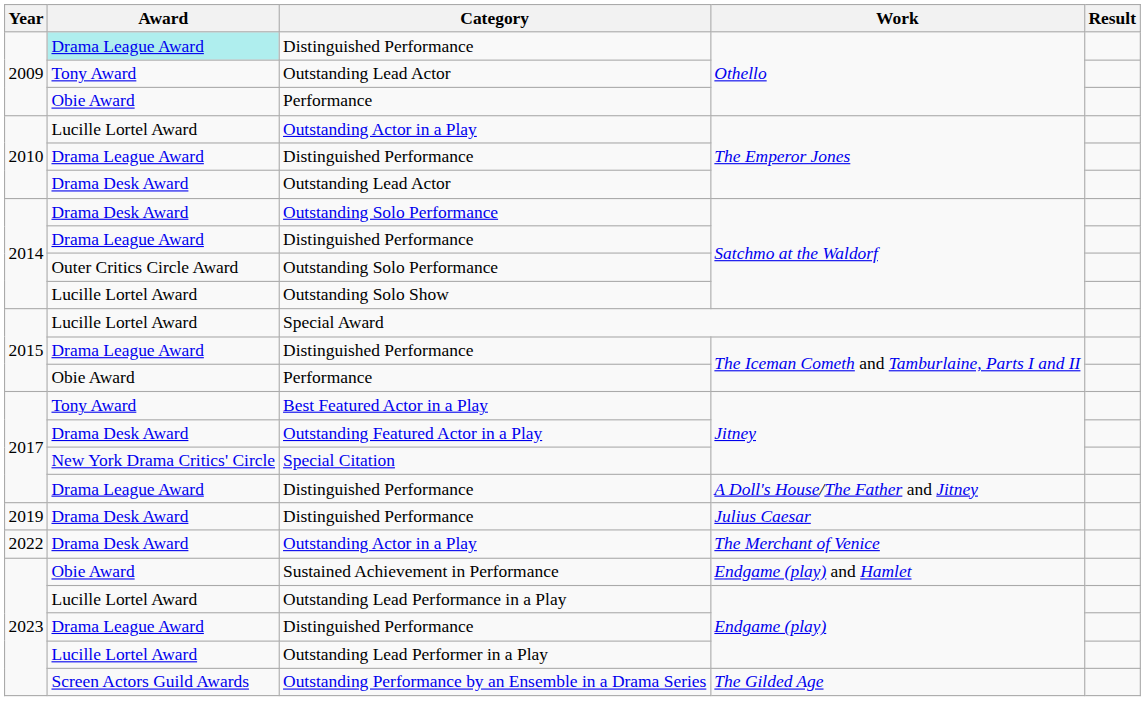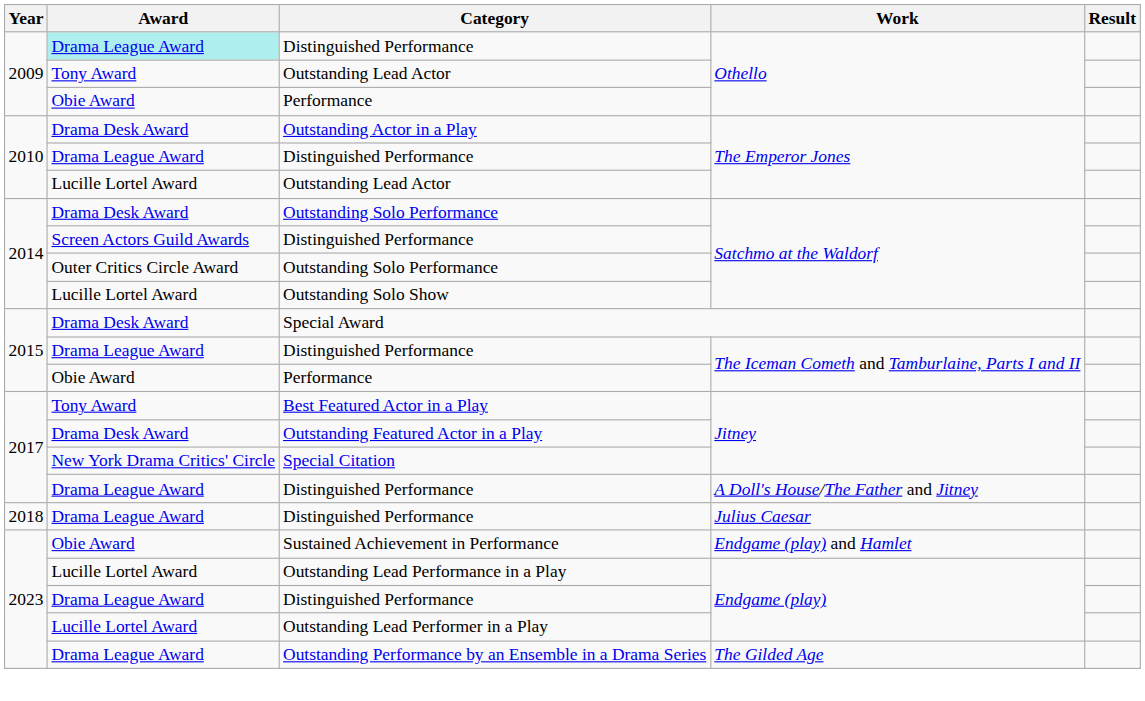(124, 128) Lucille Lortel Award -> (120, 128) Drama Desk Award
(120, 184) Drama Desk Award -> (124, 184) Lucille Lortel Award
(128, 239) Drama League Award -> (150, 239) Screen Actors Guild Awards
(124, 322) Lucille Lortel Award -> (120, 322) Drama Desk Award
(26, 516) 2019 -> (26, 516) 2018
(120, 516) Drama Desk Award -> (128, 516) Drama League Award
- row: (380, 543)
(150, 682) Screen Actors Guild Awards -> (128, 654) Drama League Award
